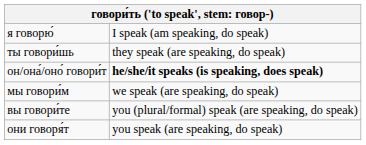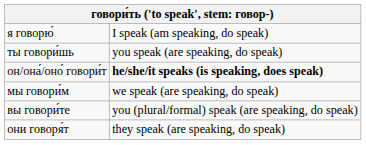(199, 52) they speak (are speaking, do speak) -> (197, 52) you speak (are speaking, do speak)
(197, 129) you speak (are speaking, do speak) -> (199, 129) they speak (are speaking, do speak)
